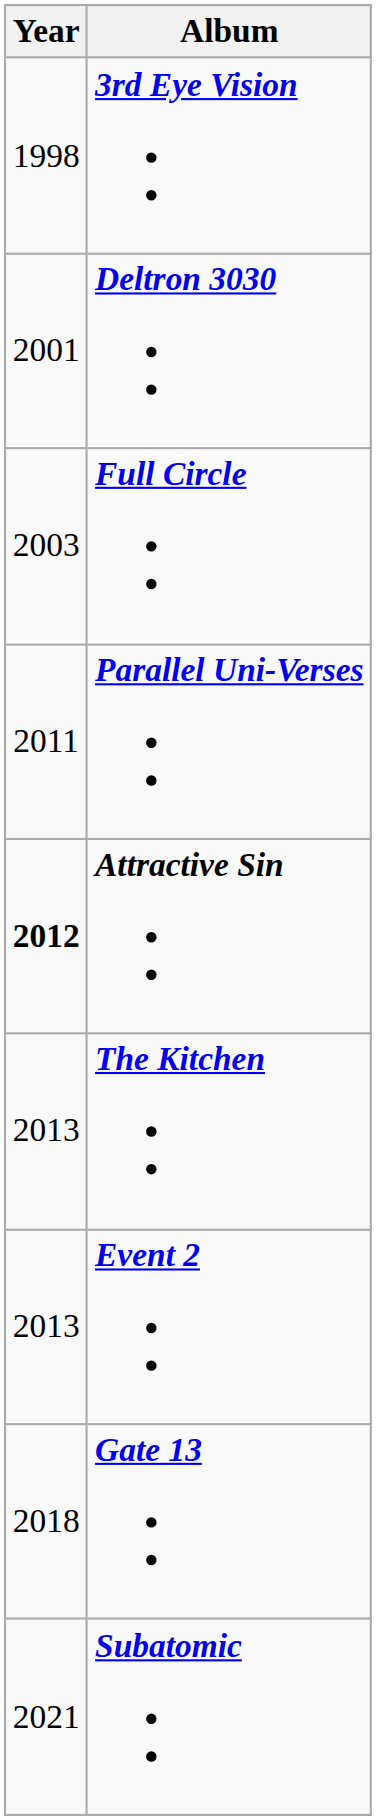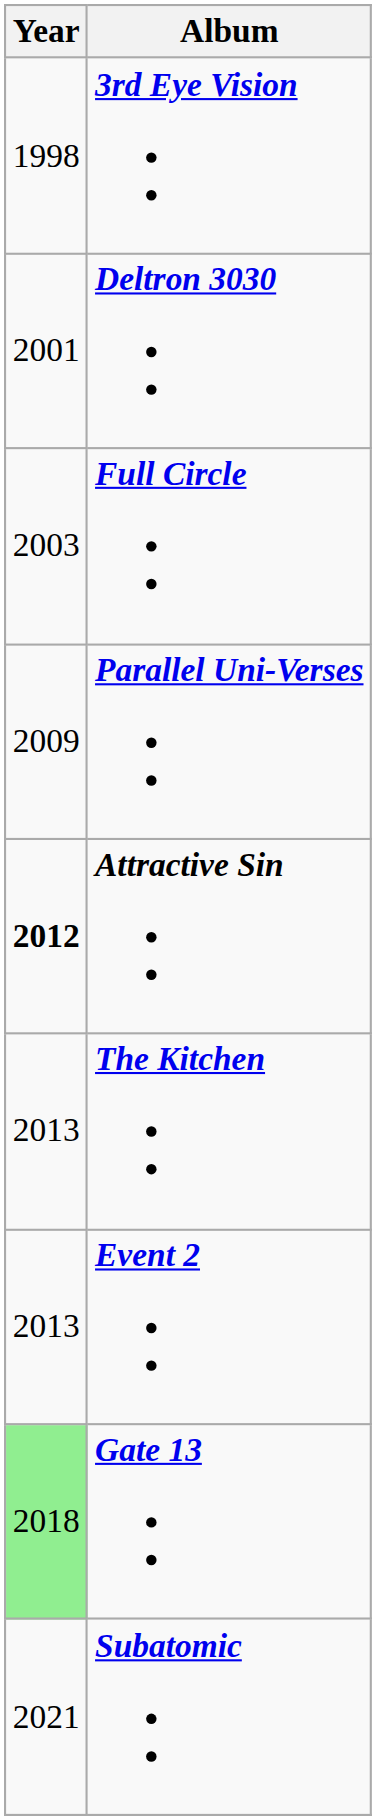(46, 740) 2011 -> (46, 740) 2009
(46, 1521) no background -> (46, 1521) lightgreen background
